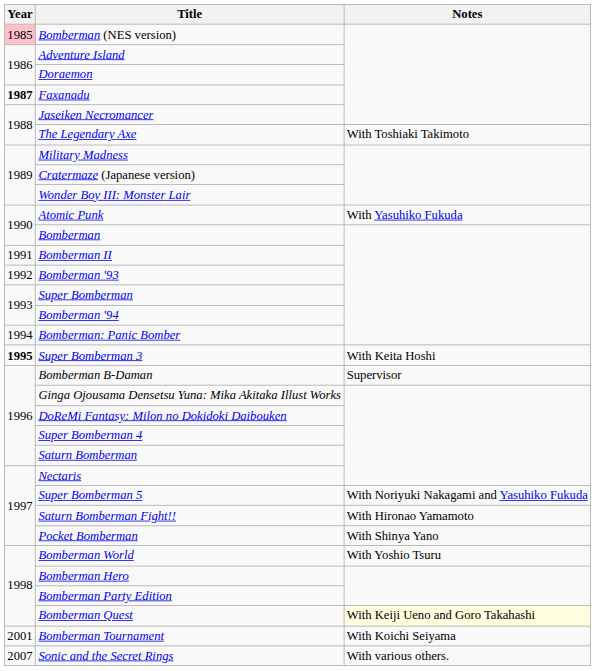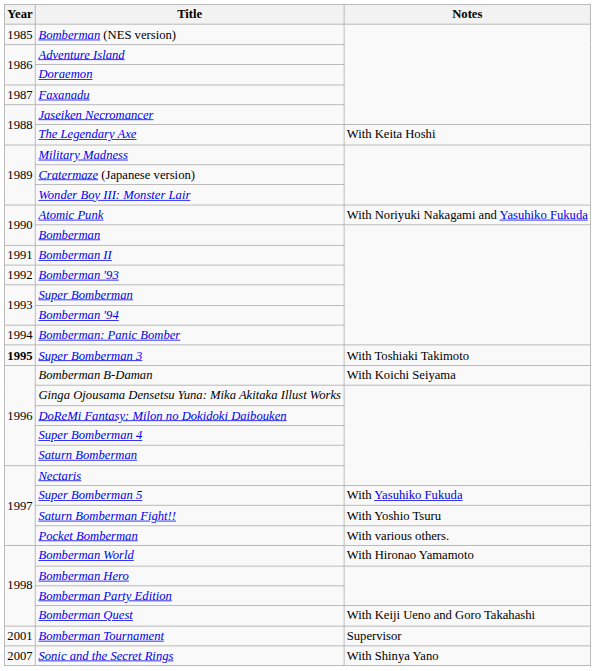(20, 34) pink background -> (20, 34) no background
(20, 94) bold -> (20, 94) normal
(408, 134) With Toshiaki Takimoto -> (391, 134) With Keita Hoshi
(405, 214) With Yasuhiko Fukuda -> (467, 214) With Noriyuki Nakagami and Yasuhiko Fukuda
(391, 355) With Keita Hoshi -> (408, 355) With Toshiaki Takimoto
(374, 375) Supervisor -> (401, 375) With Koichi Seiyama
(467, 495) With Noriyuki Nakagami and Yasuhiko Fukuda -> (405, 495) With Yasuhiko Fukuda
(410, 515) With Hironao Yamamoto -> (394, 515) With Yoshio Tsuru
(393, 535) With Shinya Yano -> (398, 535) With various others.
(394, 555) With Yoshio Tsuru -> (410, 555) With Hironao Yamamoto
(441, 615) lightyellow background -> (441, 615) no background
(401, 635) With Koichi Seiyama -> (374, 635) Supervisor
(398, 656) With various others. -> (393, 656) With Shinya Yano
